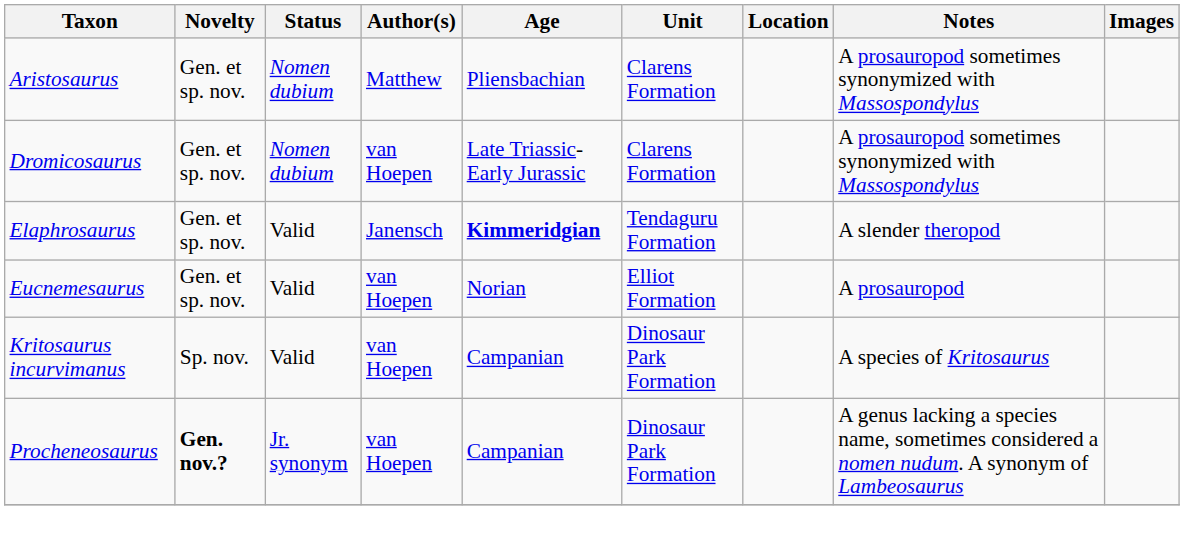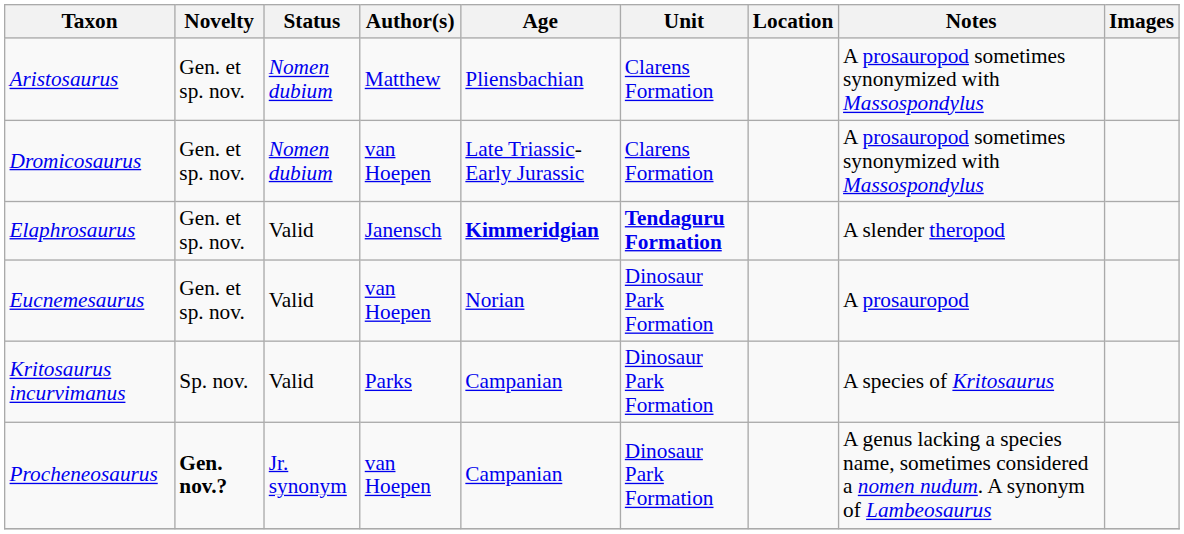(672, 230) normal -> (675, 230) bold
(671, 288) Elliot Formation -> (669, 300) Dinosaur Park Formation
(399, 357) van Hoepen -> (388, 381) Parks
